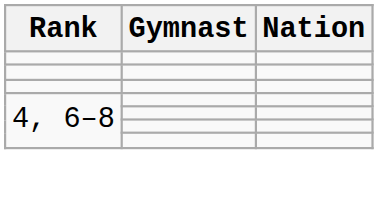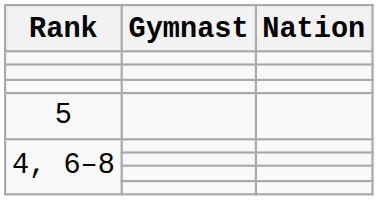+ row: (63, 116)
